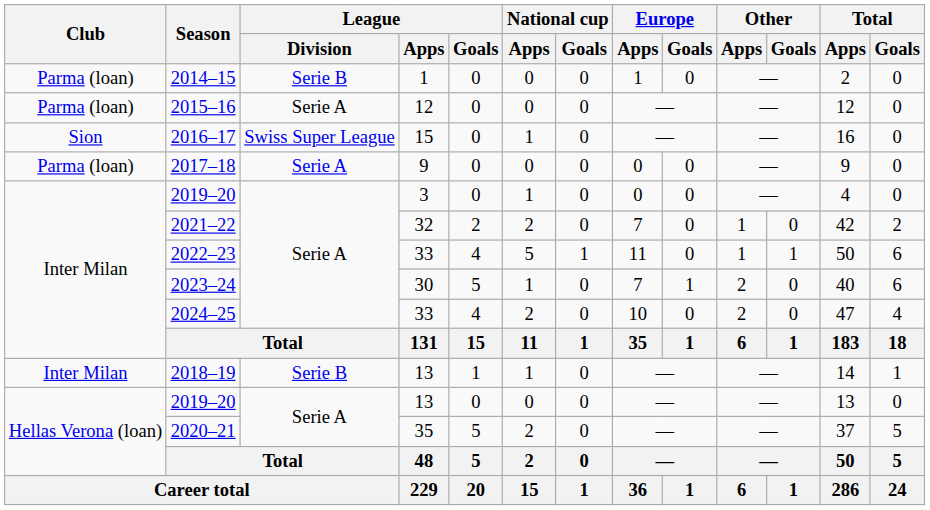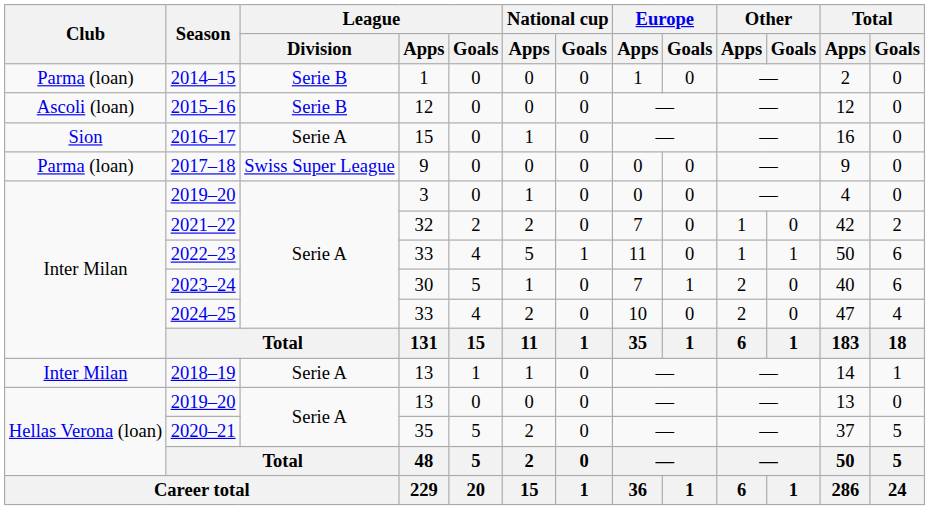(85, 107) Parma (loan) -> (85, 107) Ascoli (loan)
(319, 107) Serie A -> (319, 107) Serie B
(319, 136) Swiss Super League -> (319, 136) Serie A
(319, 166) Serie A -> (319, 166) Swiss Super League
(319, 372) Serie B -> (319, 372) Serie A
